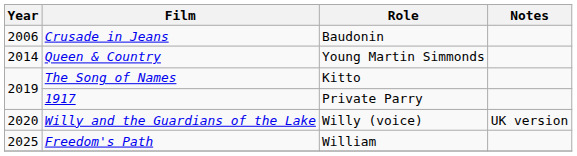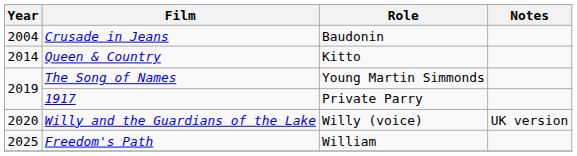(23, 36) 2006 -> (23, 36) 2004
(403, 57) Young Martin Simmonds -> (341, 57) Kitto
(341, 78) Kitto -> (403, 78) Young Martin Simmonds
